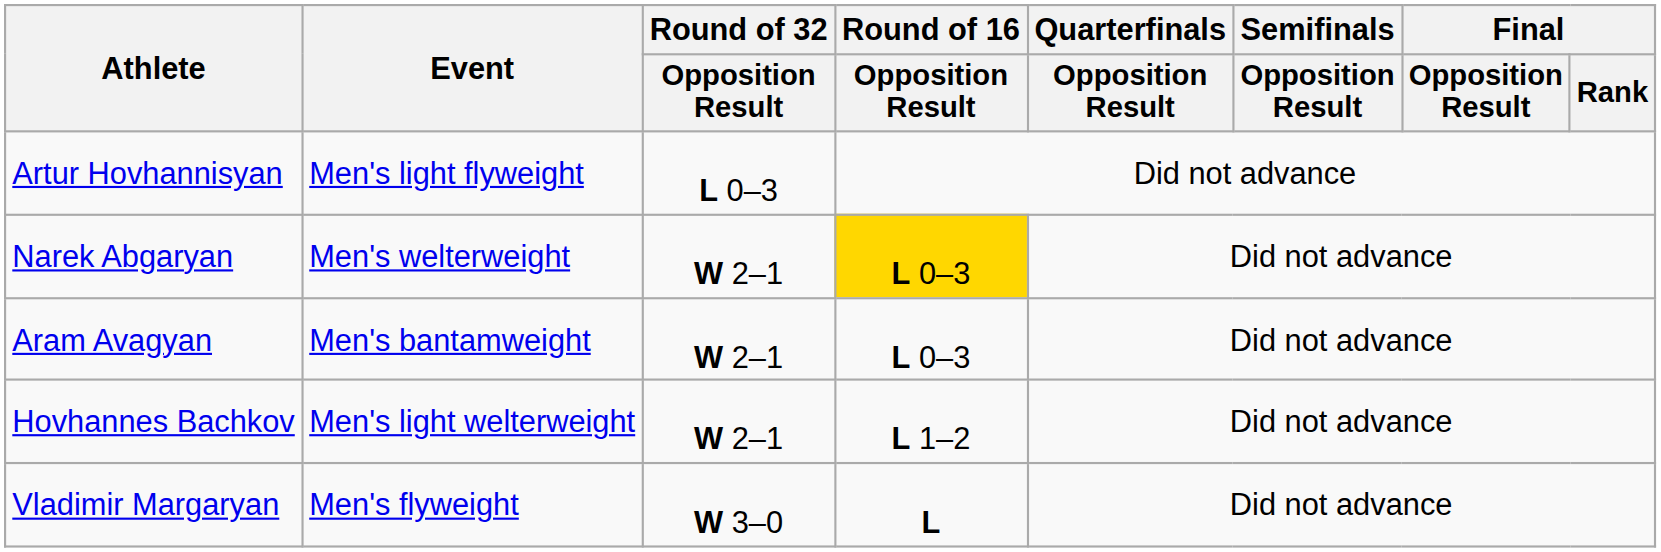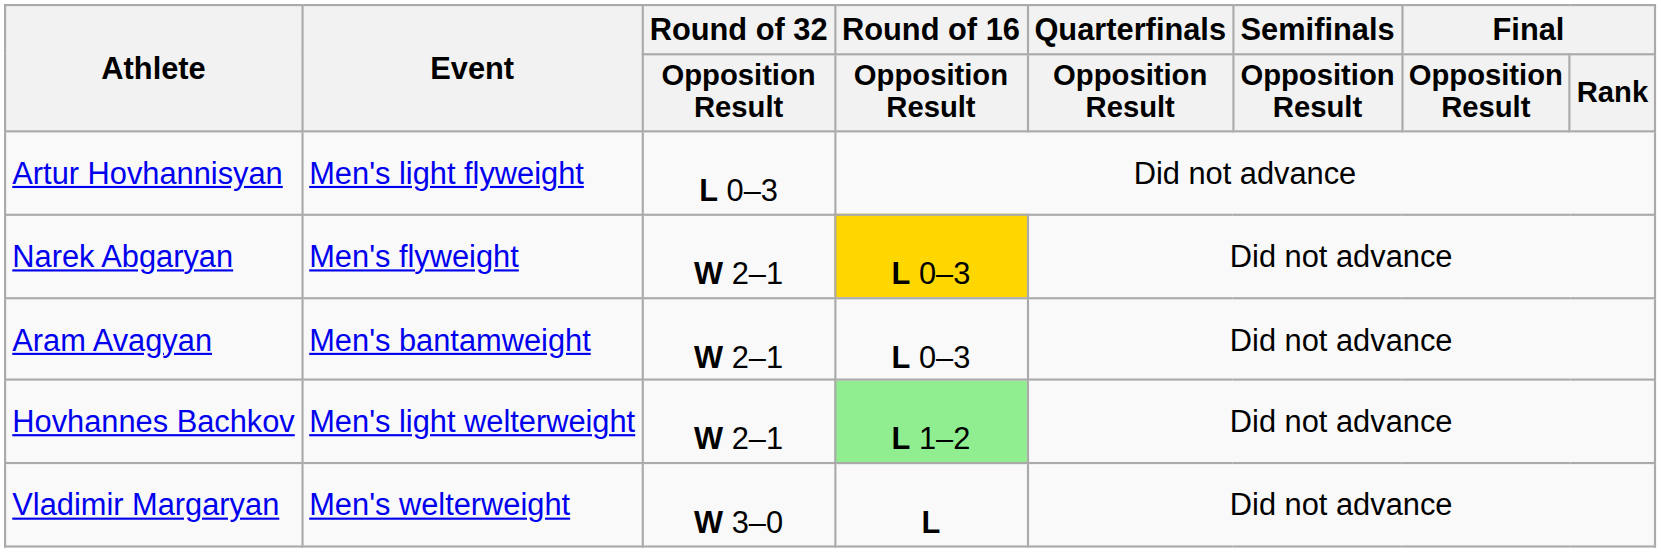(440, 257) Men's welterweight -> (414, 257) Men's flyweight
(931, 440) no background -> (931, 440) lightgreen background
(414, 505) Men's flyweight -> (440, 505) Men's welterweight
